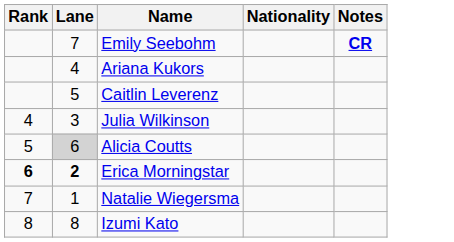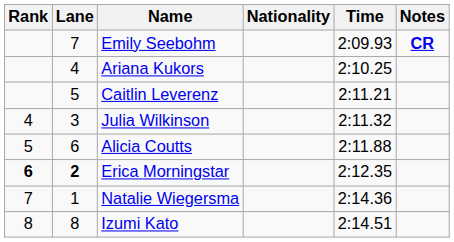+ column: (365, 17)
(75, 146) lightgrey background -> (75, 146) no background
